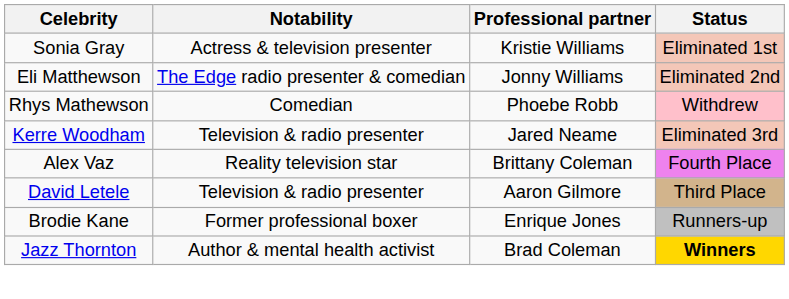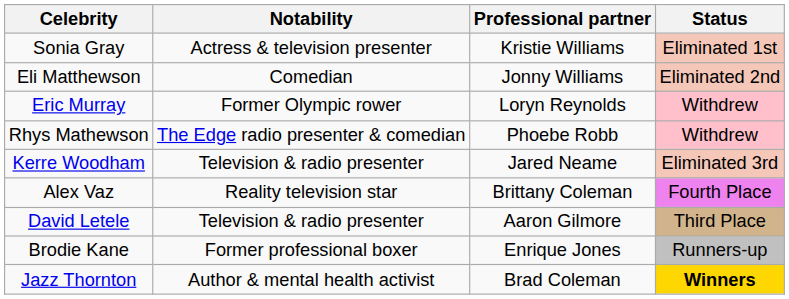(311, 76) The Edge radio presenter & comedian -> (311, 76) Comedian
+ row: (79, 105)
(311, 105) Comedian -> (311, 134) The Edge radio presenter & comedian
